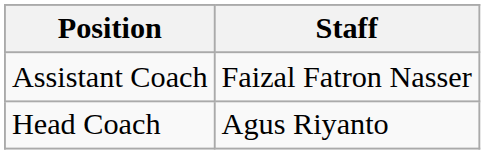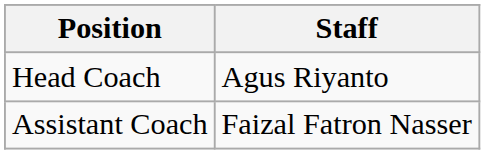rows swapped: (86, 124) <-> (110, 76)
